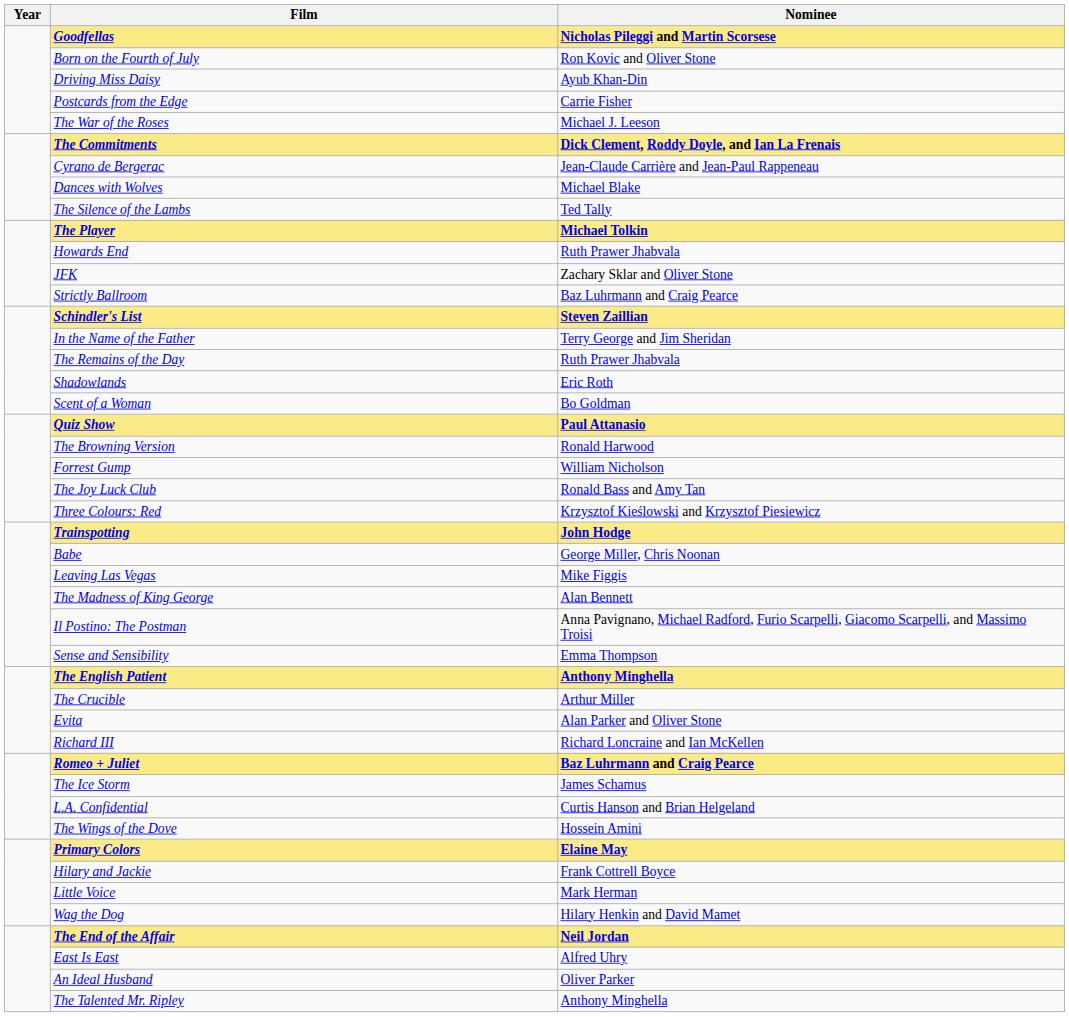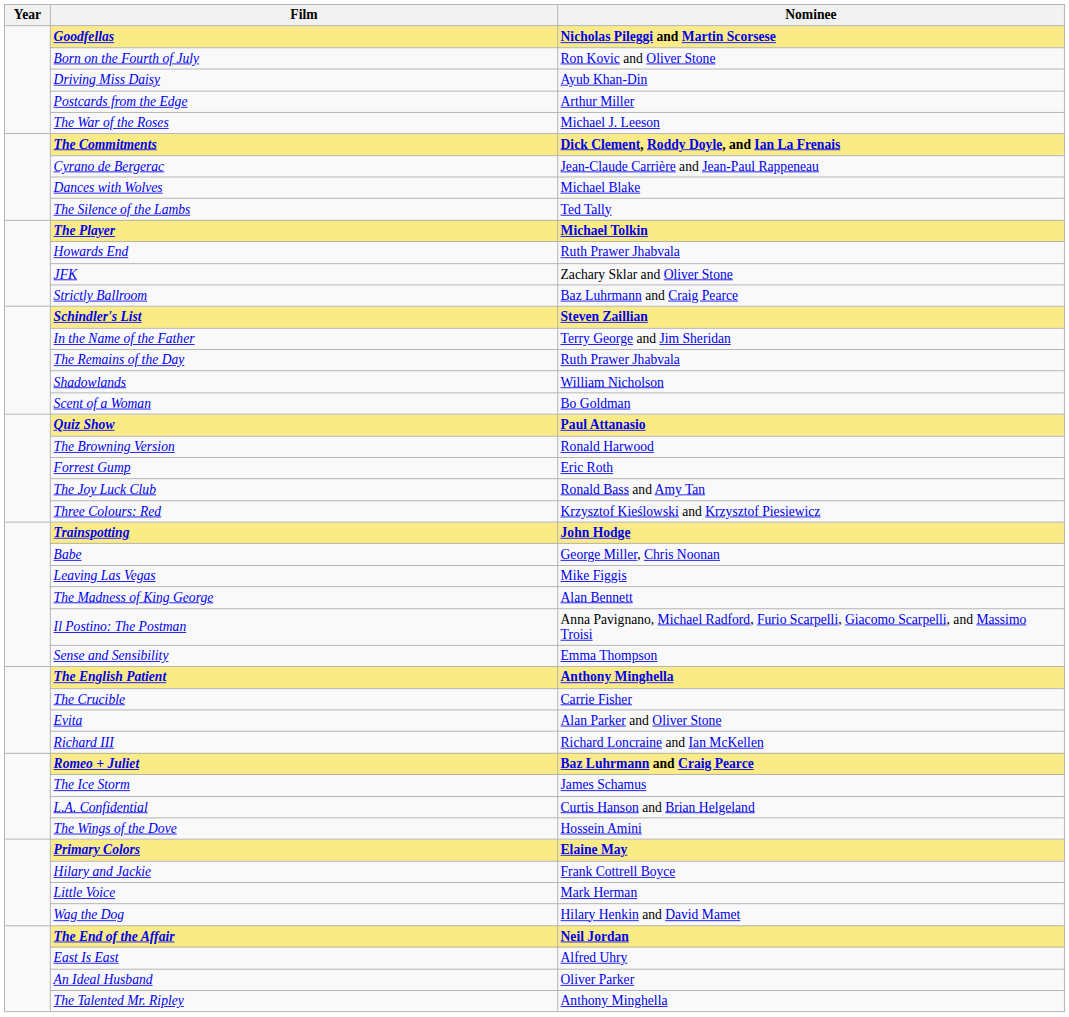(596, 101) Carrie Fisher -> (597, 101) Arthur Miller
(587, 381) Eric Roth -> (612, 381) William Nicholson
(612, 468) William Nicholson -> (587, 468) Eric Roth
(597, 699) Arthur Miller -> (596, 699) Carrie Fisher
